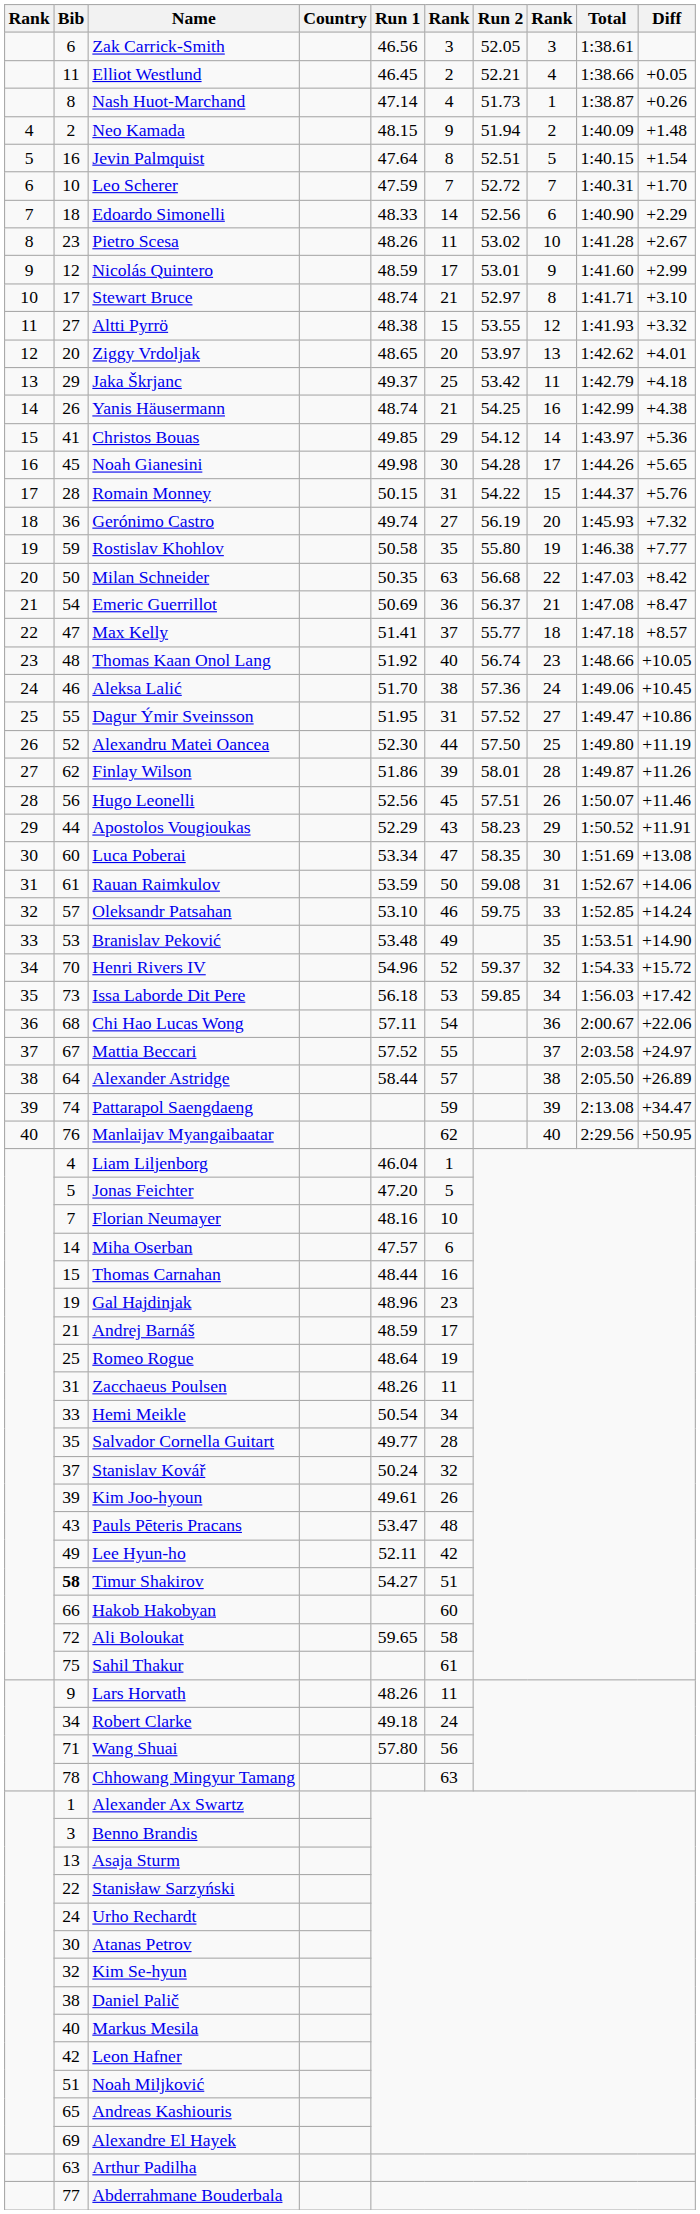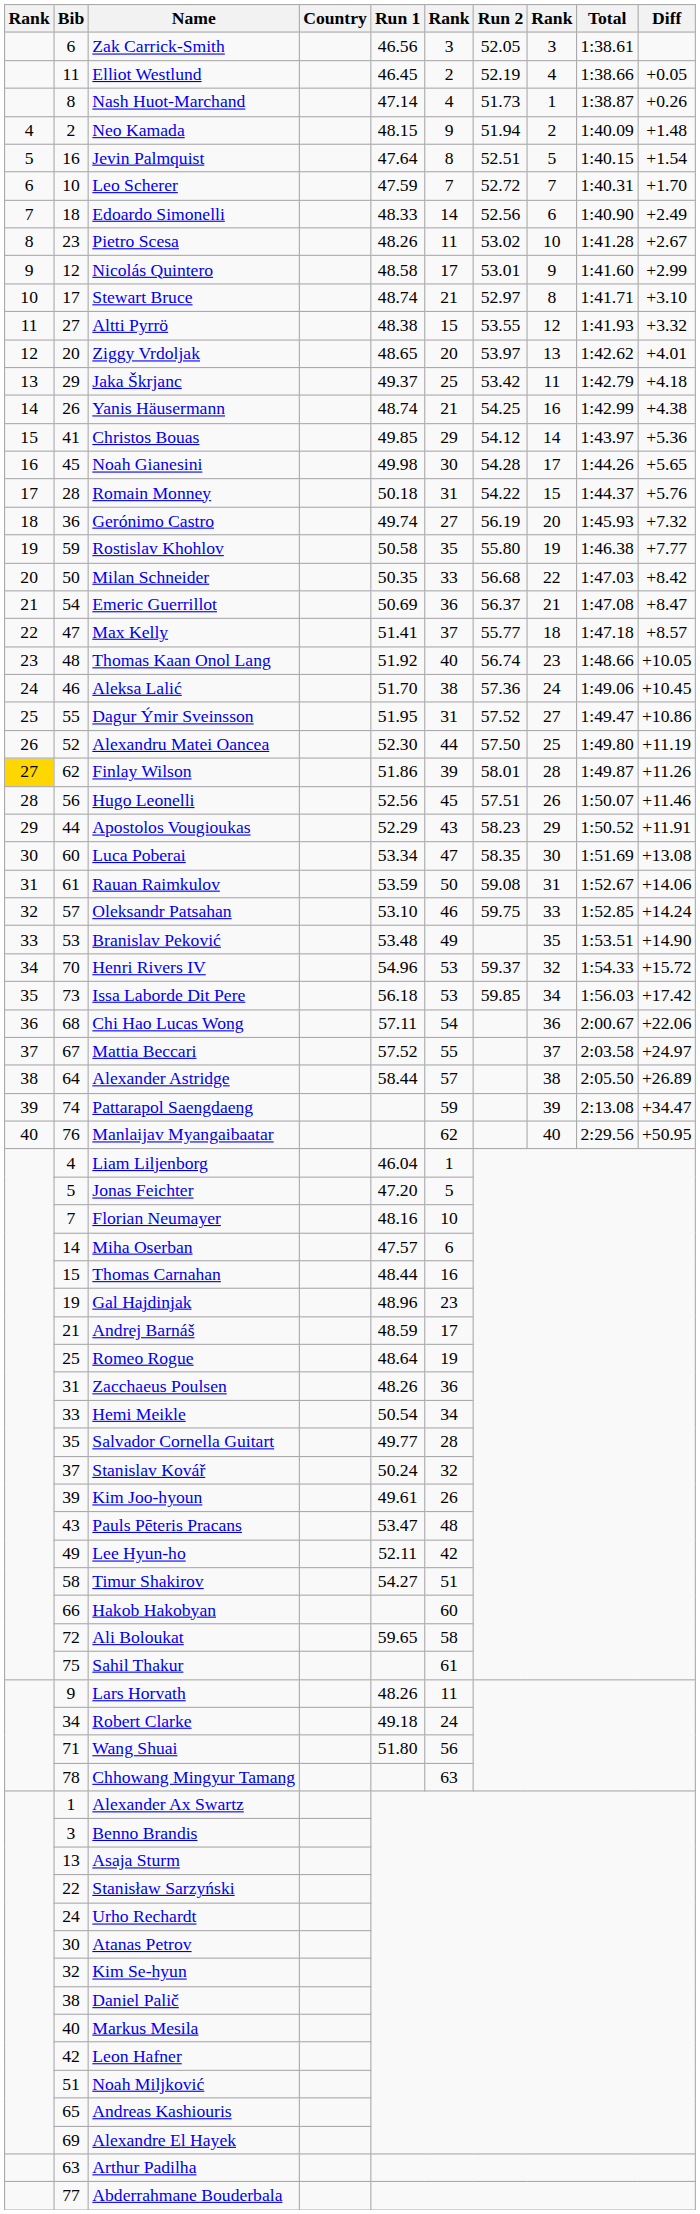(500, 74) 52.21 -> (500, 74) 52.19
(667, 213) +2.29 -> (667, 213) +2.49
(398, 269) 48.59 -> (398, 269) 48.58
(398, 492) 50.15 -> (398, 492) 50.18
(449, 576) 63 -> (449, 576) 33
(29, 772) no background -> (29, 772) gold background
(449, 967) 52 -> (449, 967) 53
(449, 1386) 11 -> (449, 1386) 36
(71, 1581) bold -> (71, 1581) normal
(398, 1749) 57.80 -> (398, 1749) 51.80
